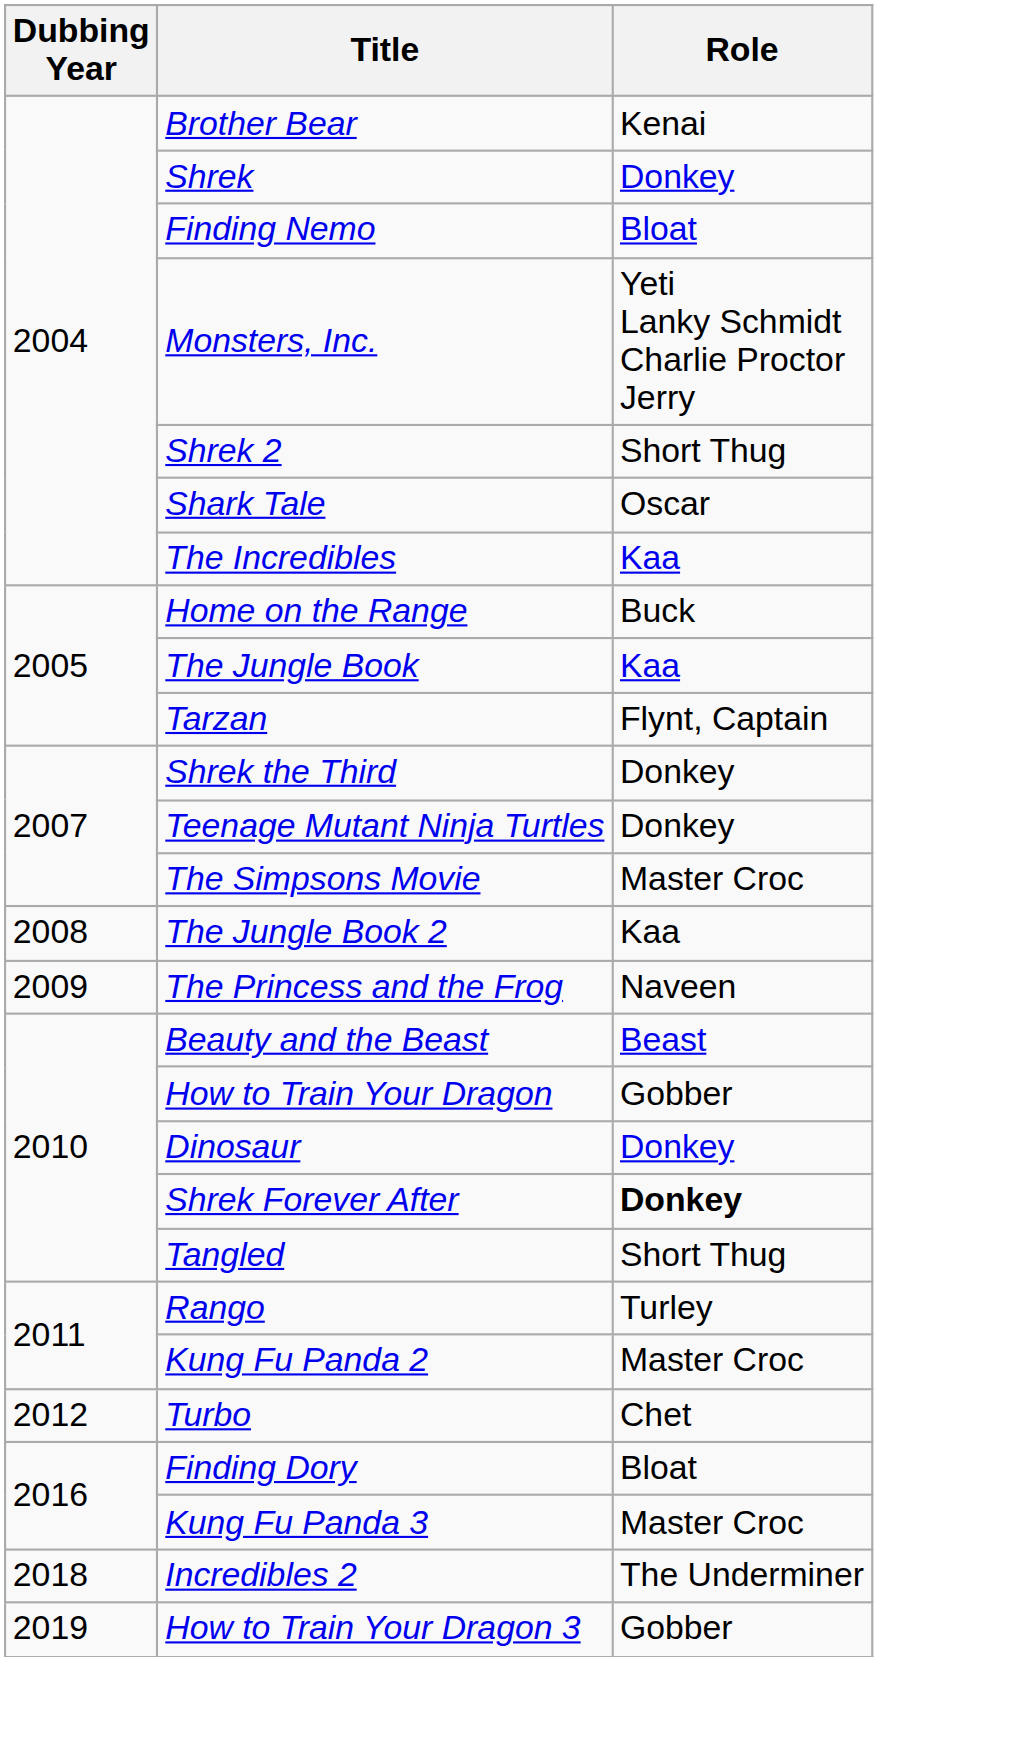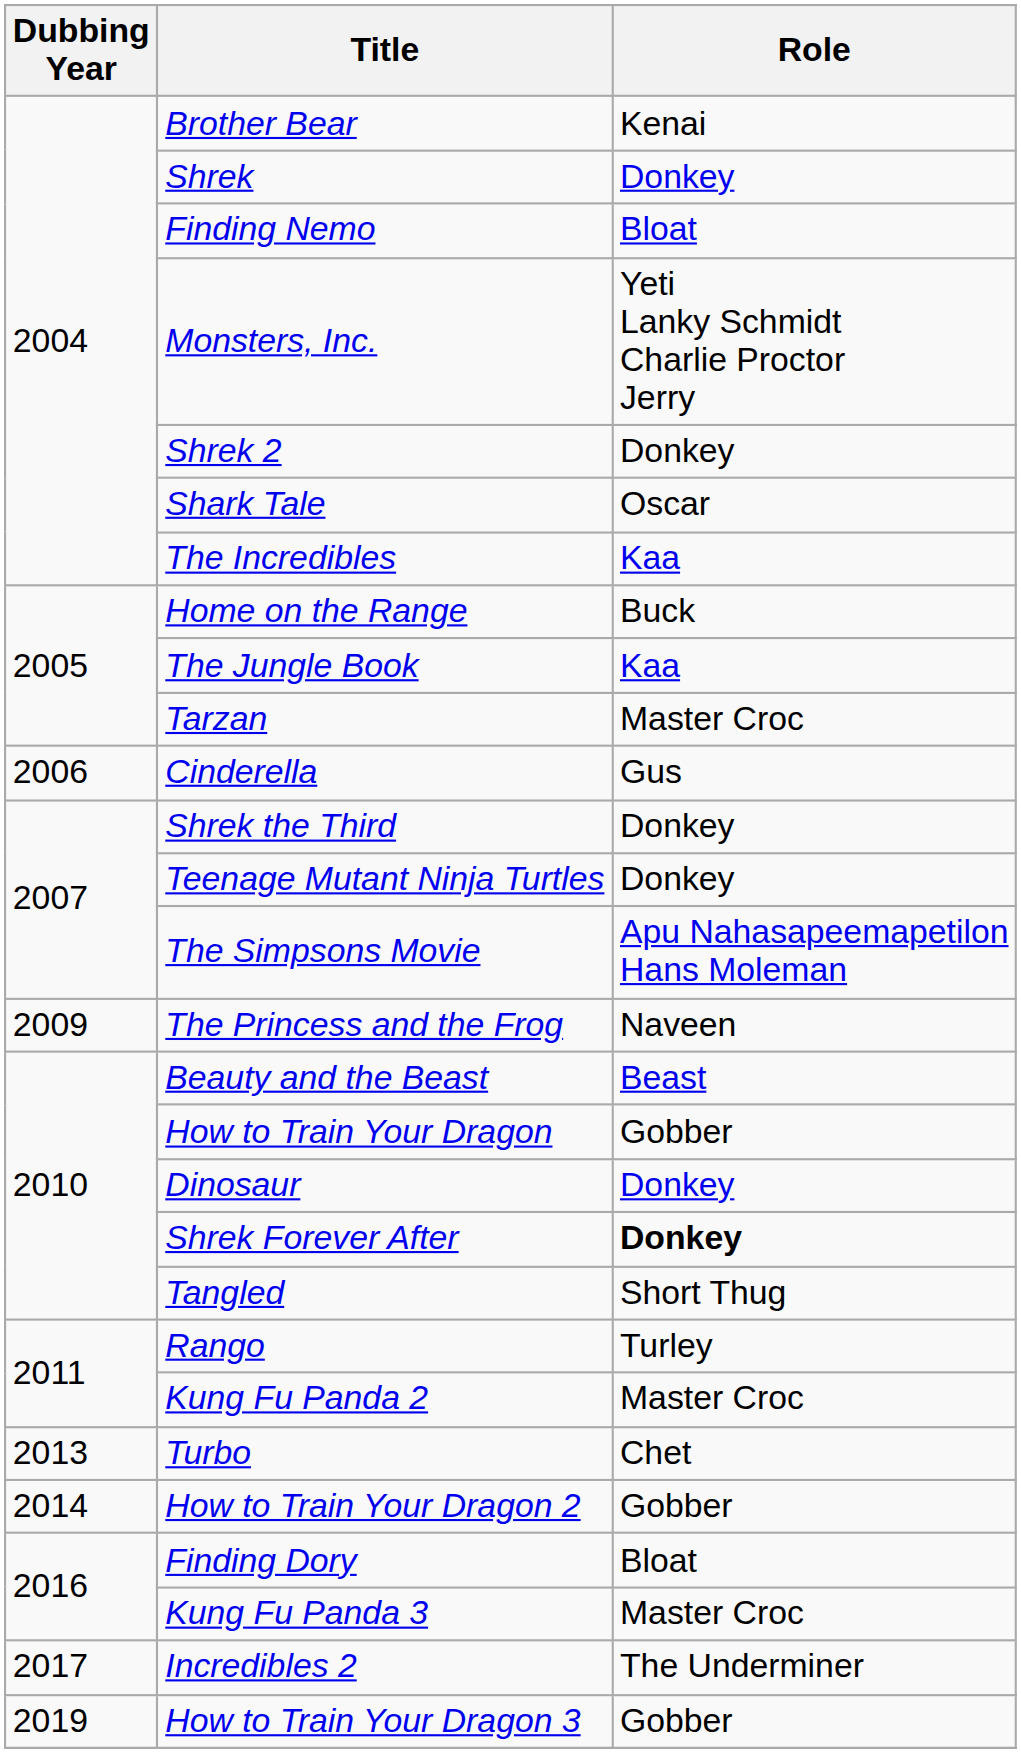(703, 450) Short Thug -> (677, 450) Donkey
(724, 718) Flynt, Captain -> (712, 718) Master Croc
+ row: (241, 772)
(712, 879) Master Croc -> (814, 951) Apu Nahasapeemapetilon Hans Moleman
- row: (306, 932)
(50, 1414) 2012 -> (50, 1452) 2013
+ row: (373, 1506)
(50, 1575) 2018 -> (50, 1666) 2017
